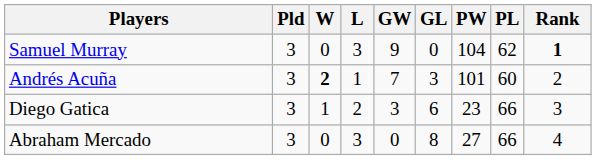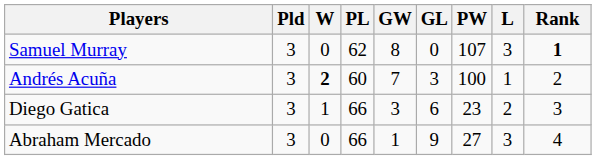columns swapped: (357, 19) <-> (507, 19)
(395, 49) 9 -> (395, 49) 8
(471, 49) 104 -> (472, 49) 107
(471, 79) 101 -> (472, 79) 100
(395, 139) 0 -> (395, 139) 1
(434, 139) 8 -> (434, 139) 9
